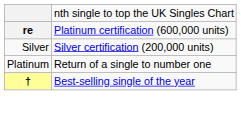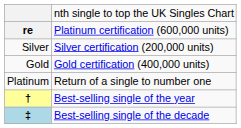+ row: (38, 64)
+ row: (28, 116)
